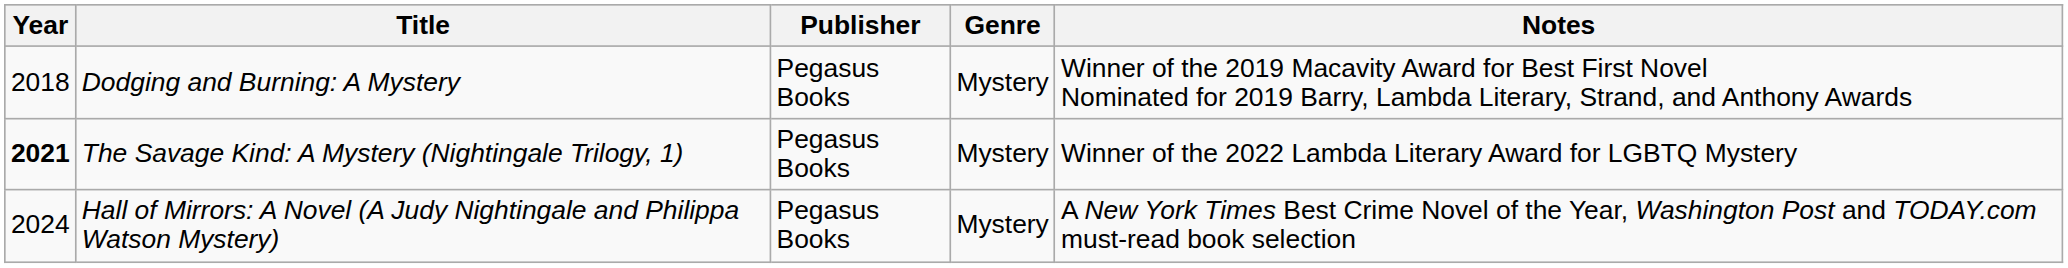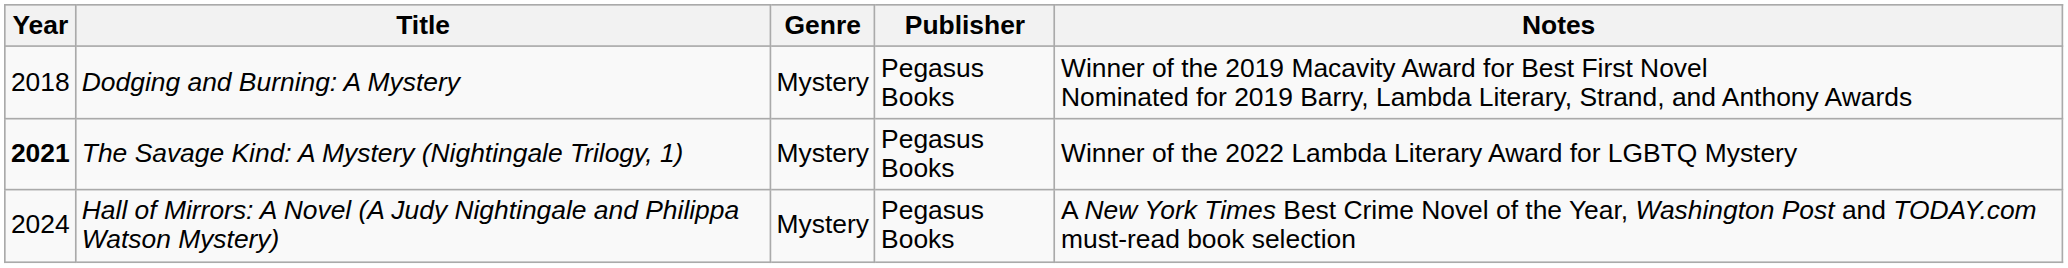columns swapped: (1003, 25) <-> (860, 25)
